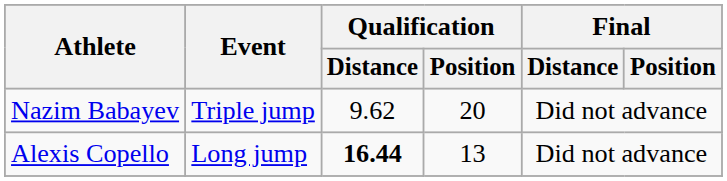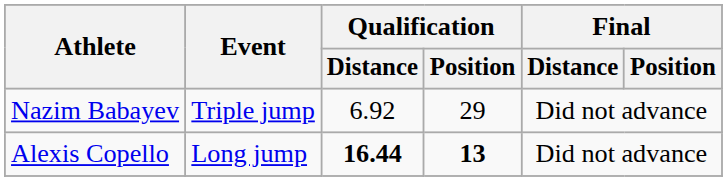(372, 110) 9.62 -> (372, 110) 6.92
(473, 110) 20 -> (473, 110) 29
(473, 153) normal -> (473, 153) bold
